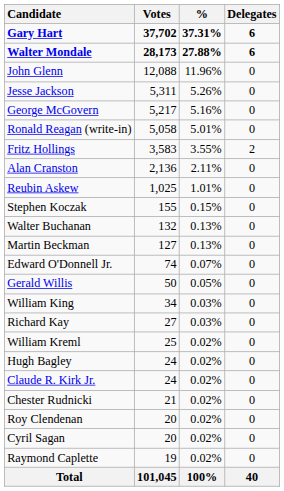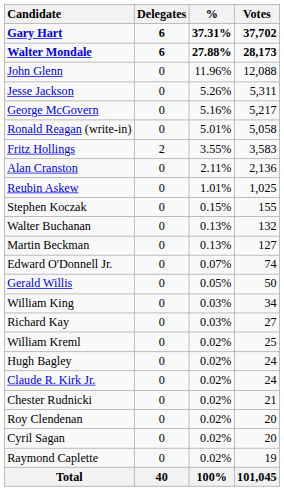columns swapped: (157, 14) <-> (252, 14)
